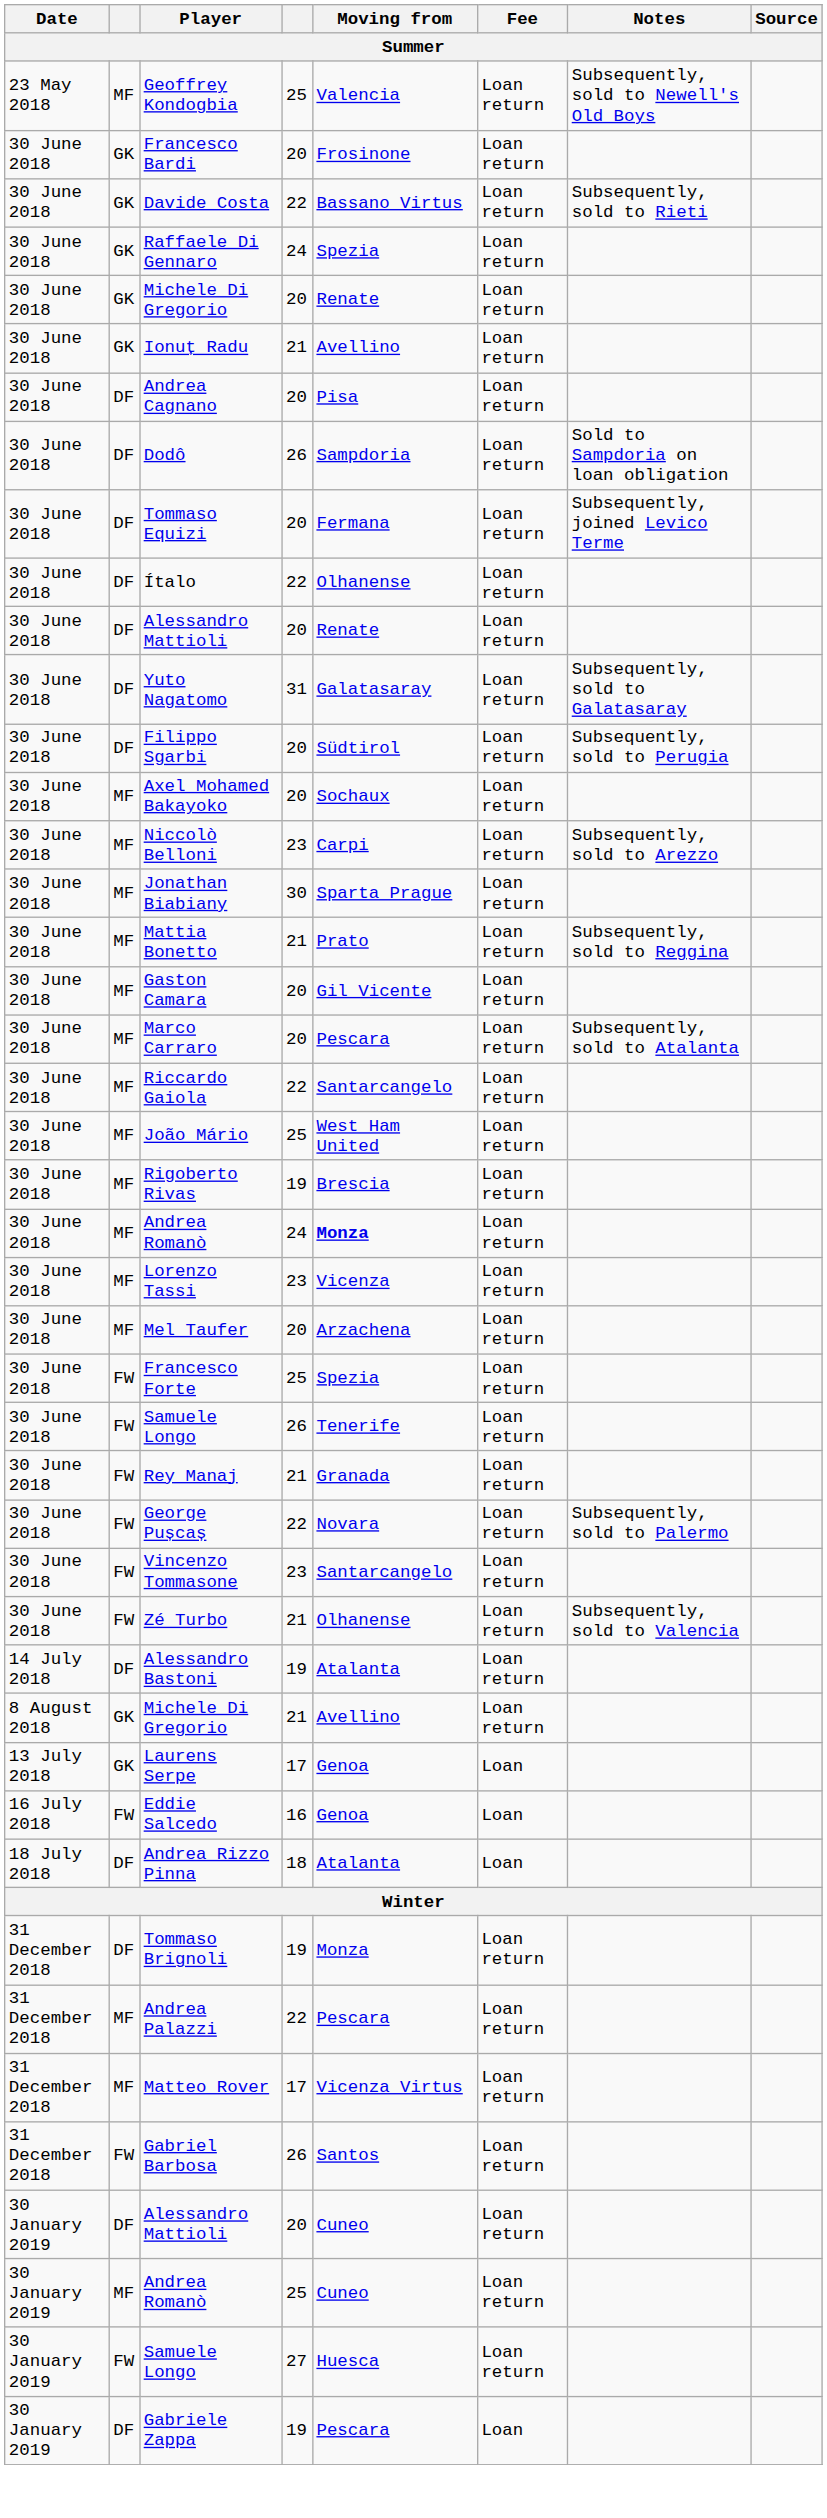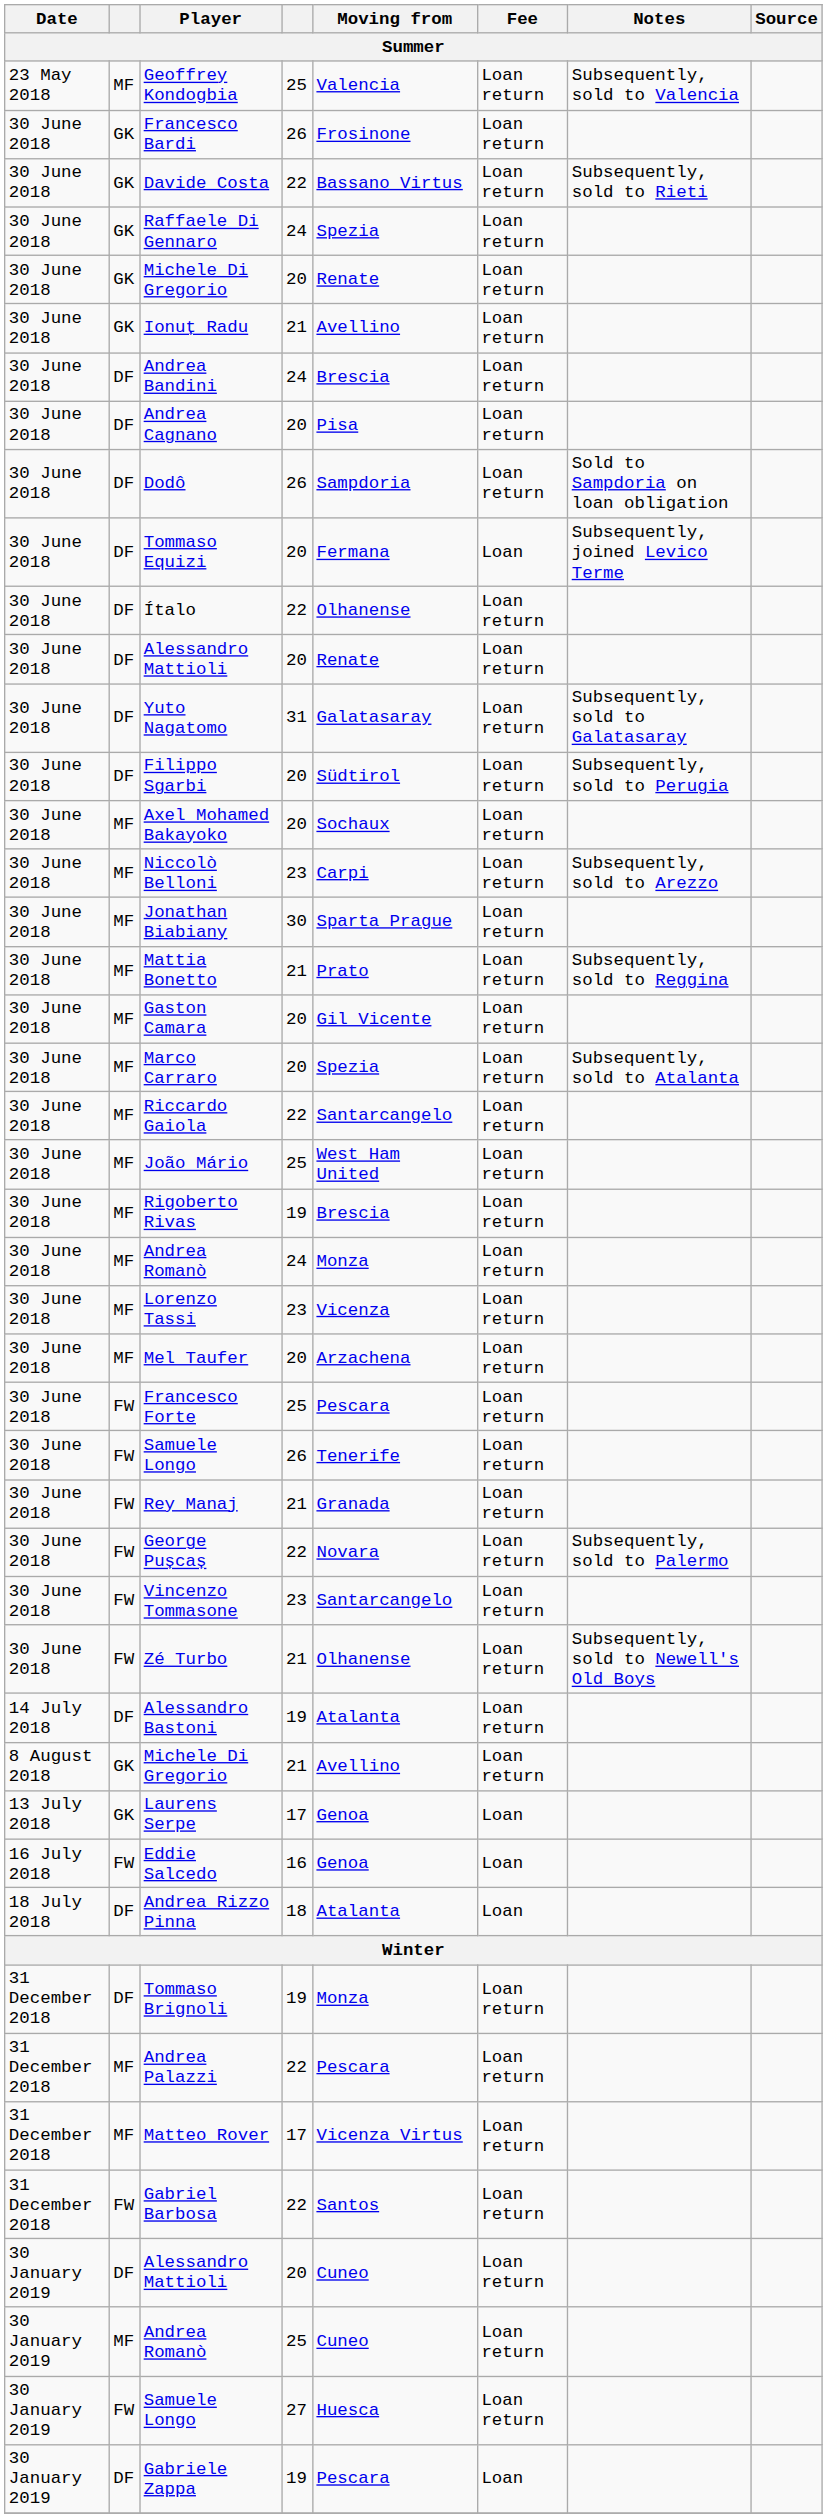(655, 96) Subsequently, sold to Newell's Old Boys -> (655, 86) Subsequently, sold to Valencia
(297, 154) 20 -> (297, 134) 26
+ row: (45, 377)
(513, 524) Loan return -> (502, 552) Loan
(353, 1039) Pescara -> (348, 1067) Spezia
(343, 1233) bold -> (343, 1261) normal
(348, 1378) Spezia -> (353, 1407) Pescara
(655, 1621) Subsequently, sold to Valencia -> (655, 1659) Subsequently, sold to Newell's Old Boys
(297, 2156) 26 -> (297, 2204) 22
